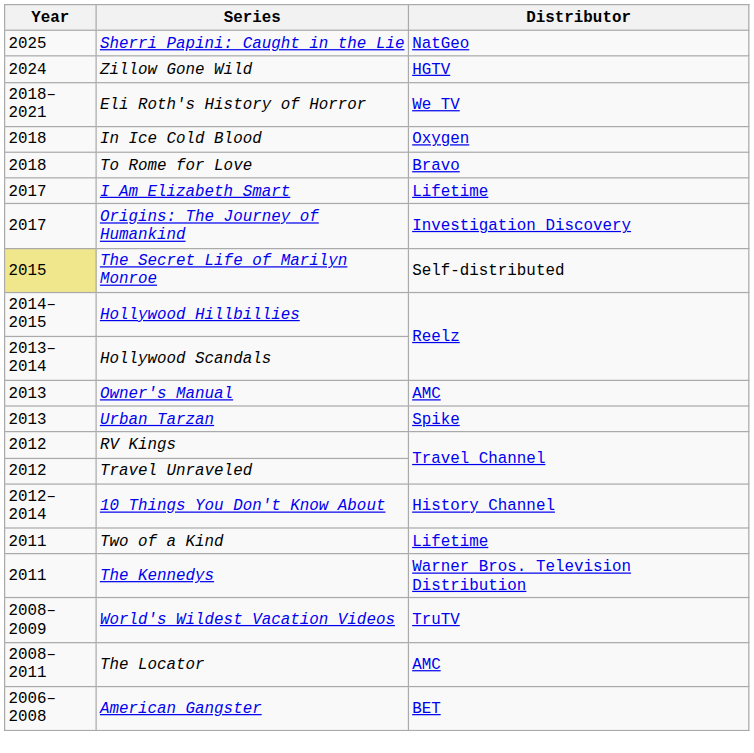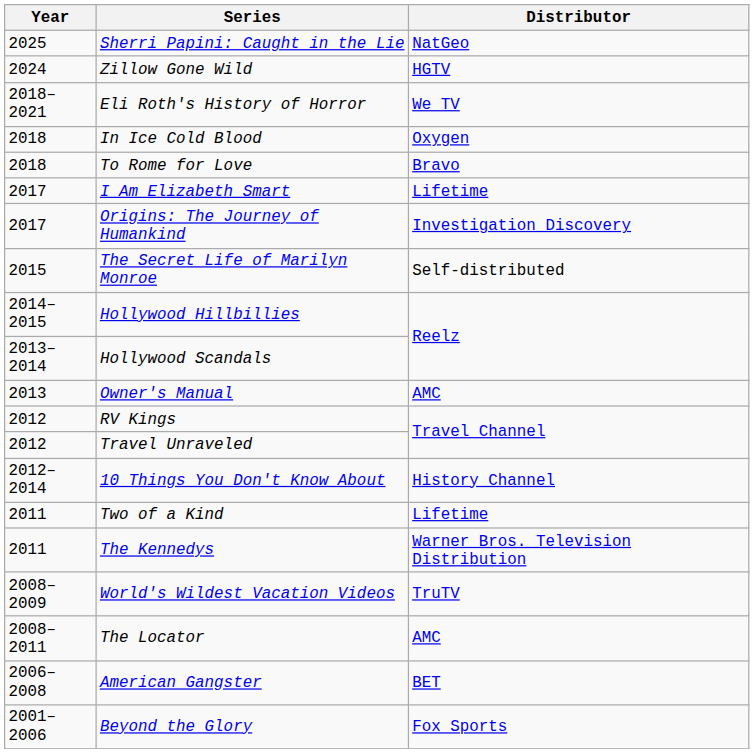(27, 270) khaki background -> (27, 270) no background
- row: (157, 419)
+ row: (176, 727)
